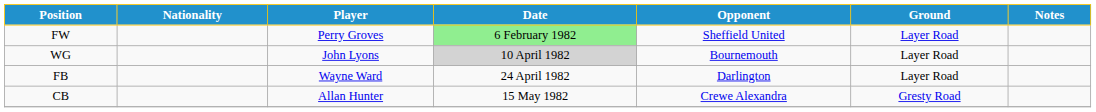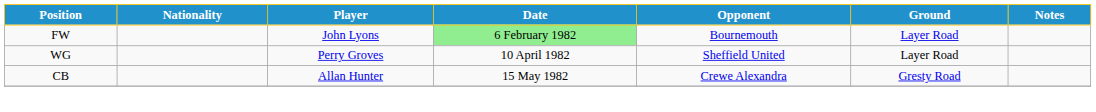(351, 35) Perry Groves -> (351, 35) John Lyons
(744, 35) Sheffield United -> (744, 35) Bournemouth
(351, 55) John Lyons -> (351, 55) Perry Groves
(535, 55) lightgrey background -> (535, 55) no background
(744, 55) Bournemouth -> (744, 55) Sheffield United
- row: (61, 76)
